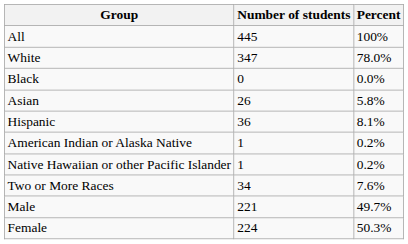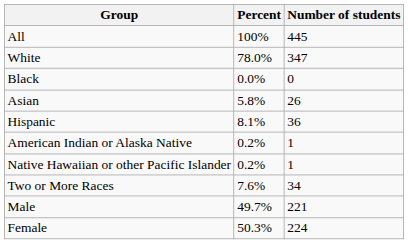columns swapped: (294, 15) <-> (379, 15)
